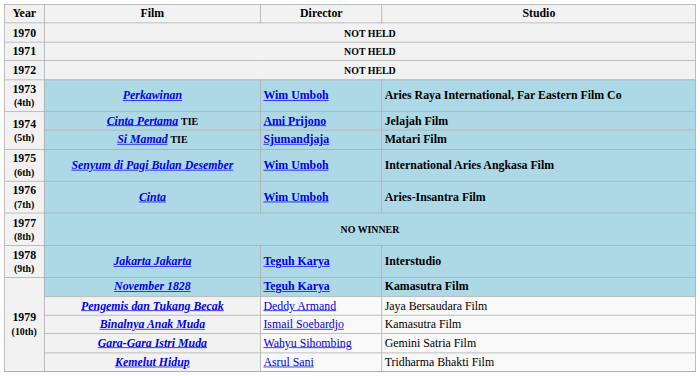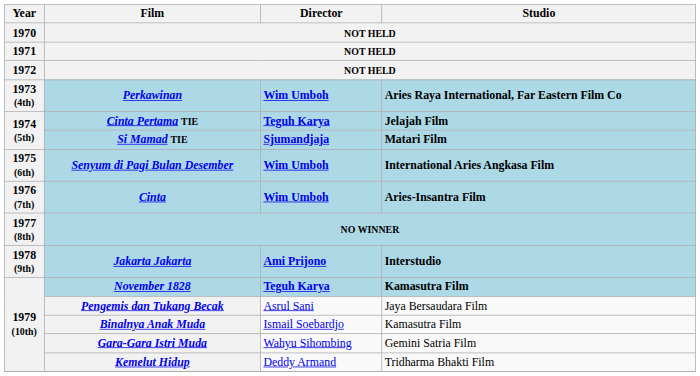(295, 121) Ami Prijono -> (297, 121) Teguh Karya
(297, 261) Teguh Karya -> (295, 261) Ami Prijono
(300, 305) Deddy Armand -> (289, 305) Asrul Sani
(289, 362) Asrul Sani -> (300, 362) Deddy Armand
